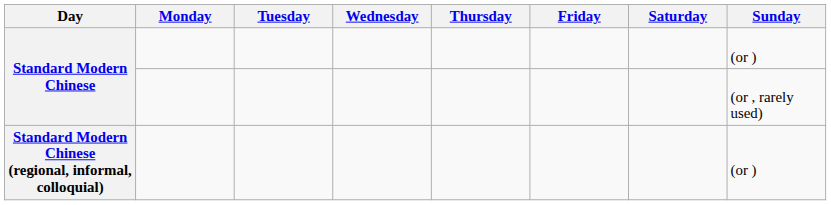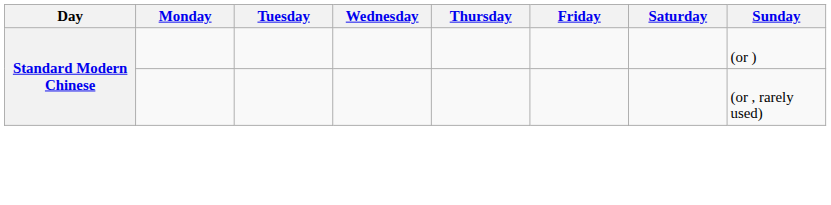- row: (70, 162)
